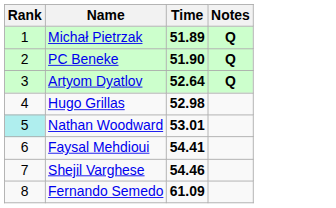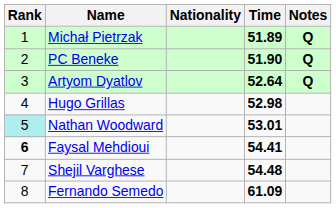+ column: (205, 15)
(25, 147) normal -> (25, 147) bold
(187, 170) 54.46 -> (265, 170) 54.48
